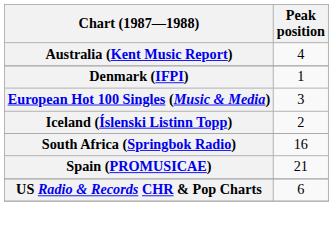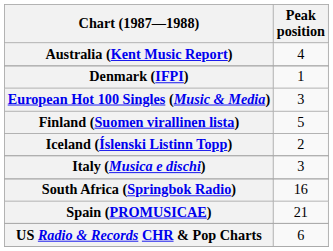+ row: (139, 122)
+ row: (139, 167)
